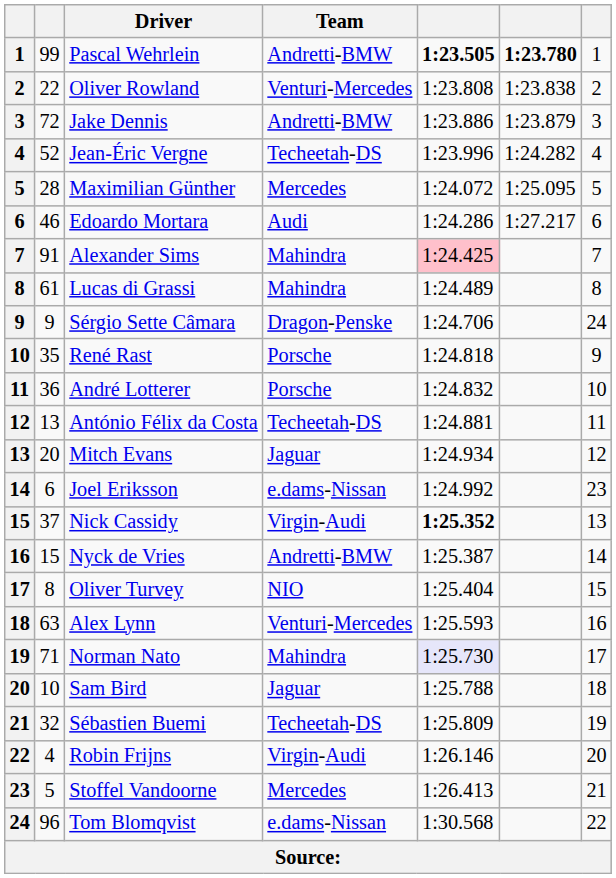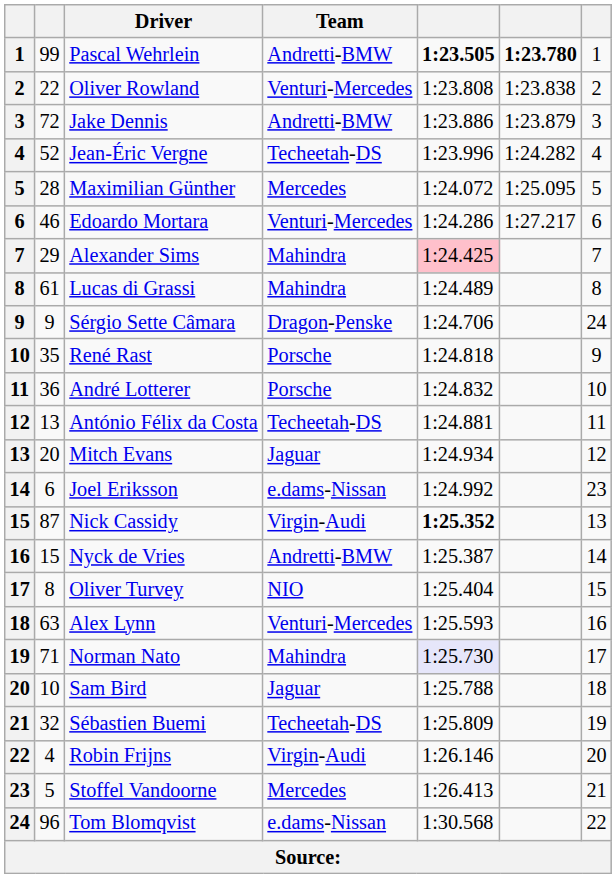(288, 221) Audi -> (340, 221) Venturi-Mercedes
(50, 254) 91 -> (50, 254) 29
(50, 522) 37 -> (50, 522) 87
